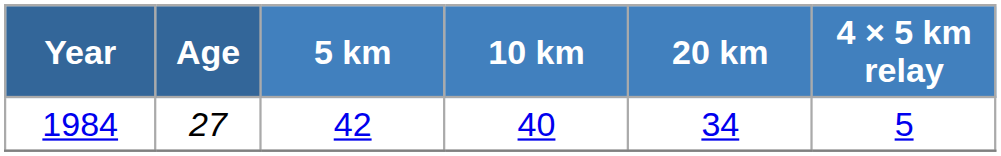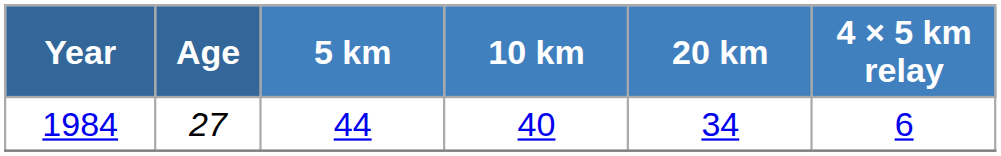(353, 124) 42 -> (353, 124) 44
(904, 124) 5 -> (904, 124) 6
